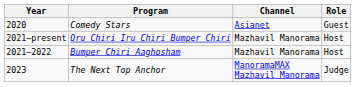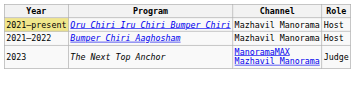- row: (100, 25)
(36, 38) no background -> (36, 25) khaki background
